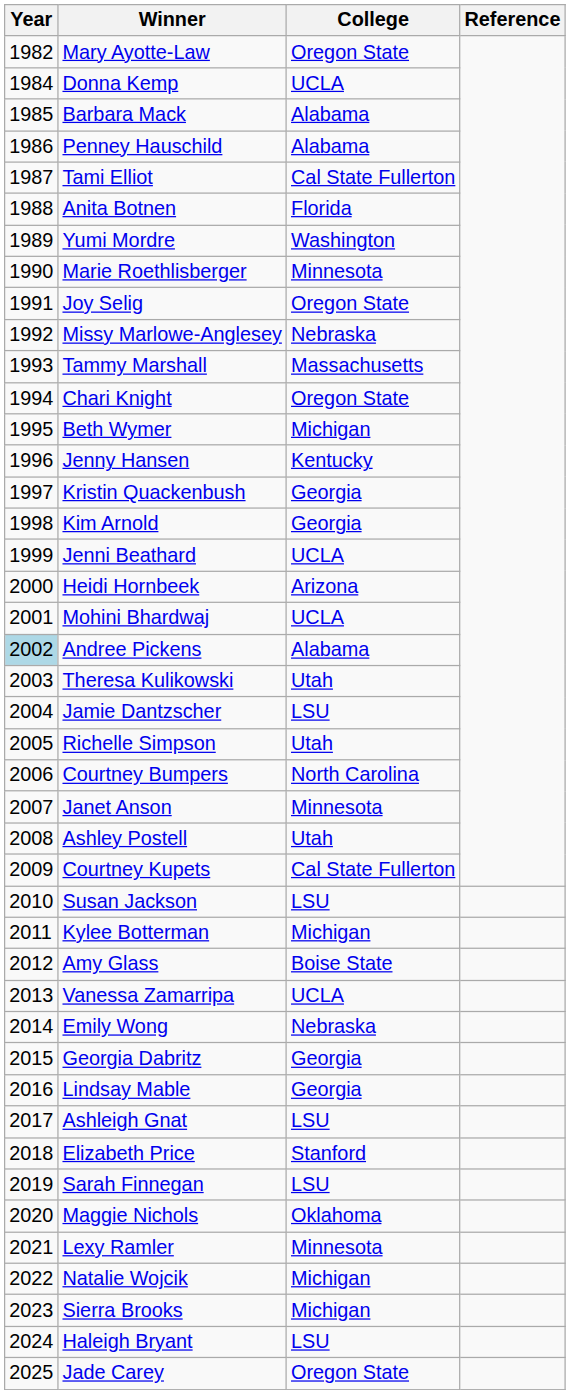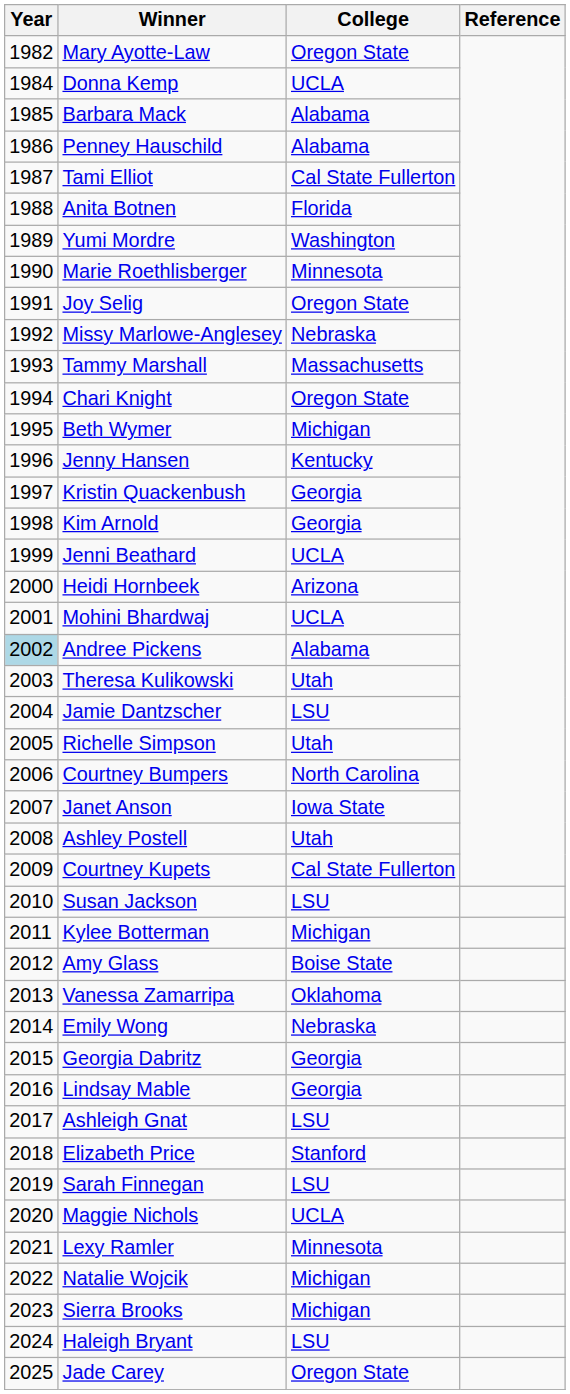(337, 806) Minnesota -> (338, 806) Iowa State
(317, 995) UCLA -> (336, 995) Oklahoma
(336, 1215) Oklahoma -> (317, 1215) UCLA
